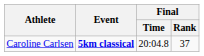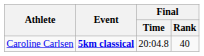(185, 43) 37 -> (185, 43) 40
